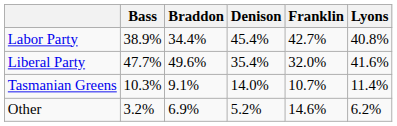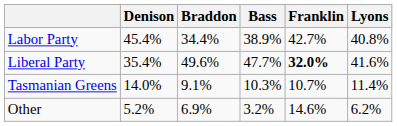columns swapped: (143, 16) <-> (256, 16)
(307, 62) normal -> (309, 62) bold
